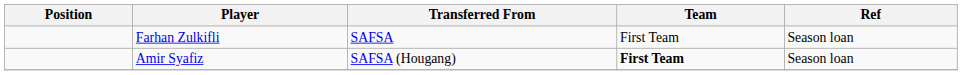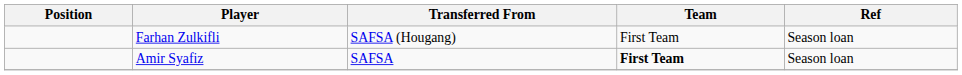(372, 37) SAFSA -> (403, 37) SAFSA (Hougang)
(403, 59) SAFSA (Hougang) -> (372, 59) SAFSA
